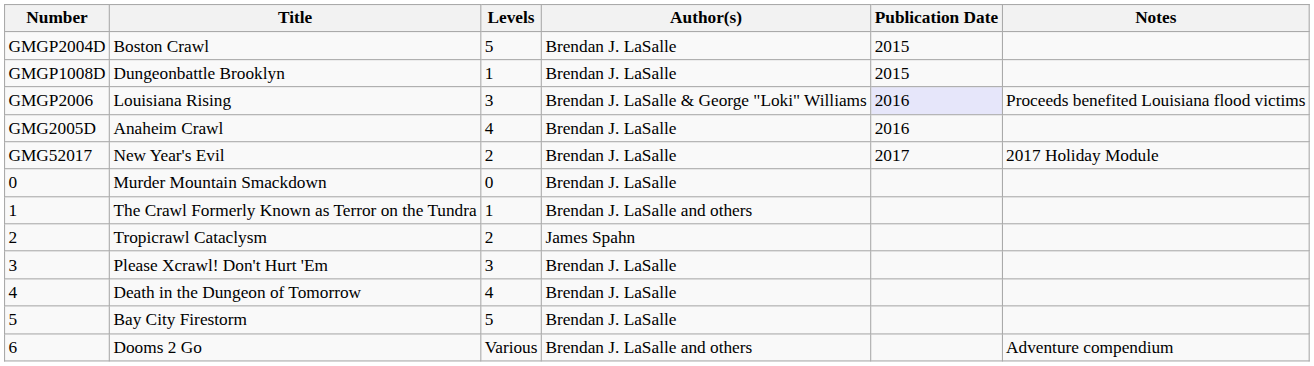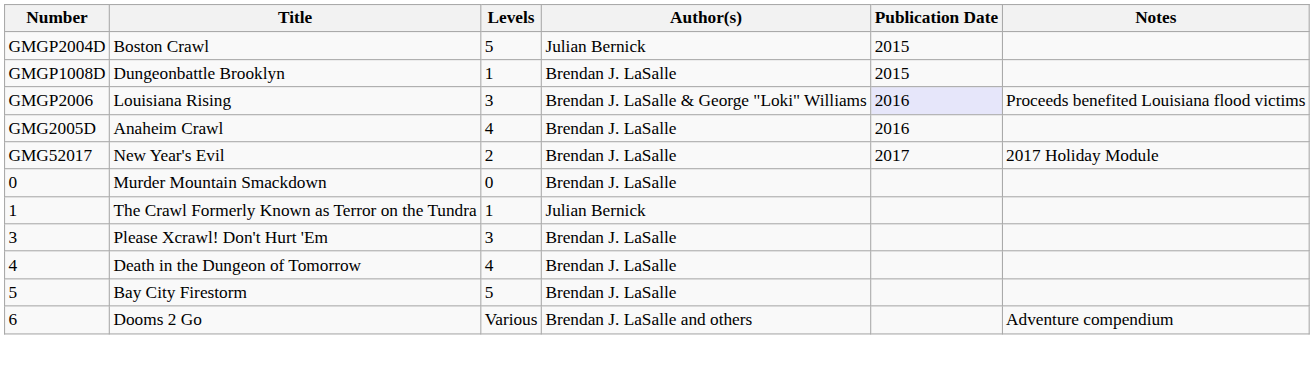(611, 45) Brendan J. LaSalle -> (596, 45) Julian Bernick
(649, 210) Brendan J. LaSalle and others -> (596, 210) Julian Bernick
- row: (190, 237)
